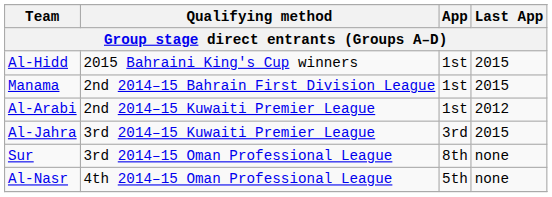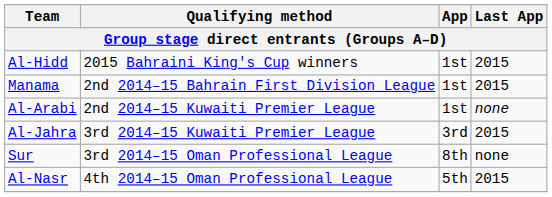(492, 109) 2012 -> (492, 109) none
(492, 179) none -> (492, 179) 2015
